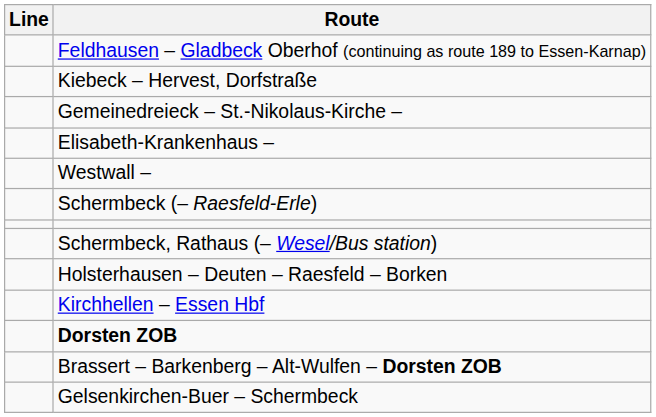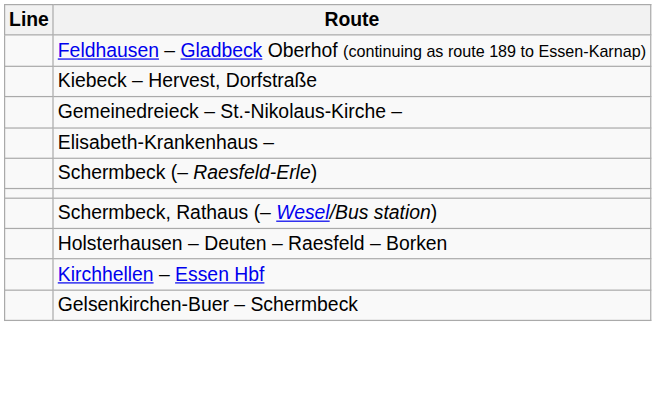- row: (104, 173)
- row: (117, 335)
- row: (280, 366)
